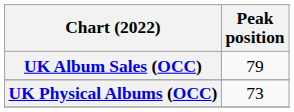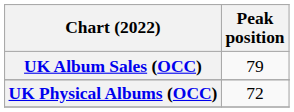(255, 93) 73 -> (255, 93) 72
